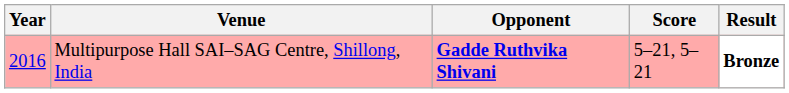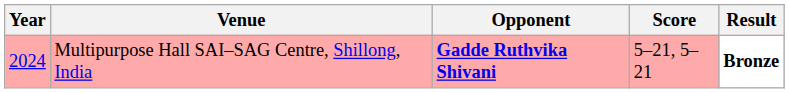(27, 61) 2016 -> (27, 61) 2024
